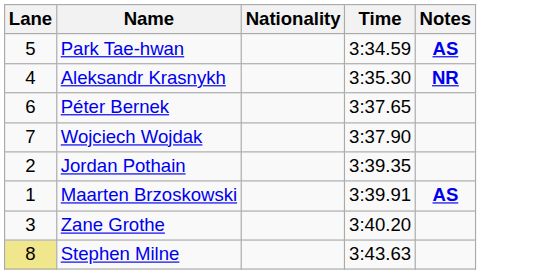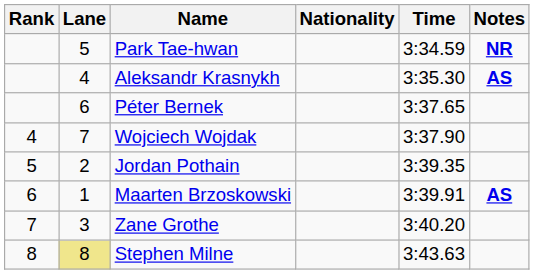+ column: (32, 19)
(445, 48) AS -> (499, 48) NR
(445, 78) NR -> (499, 78) AS
